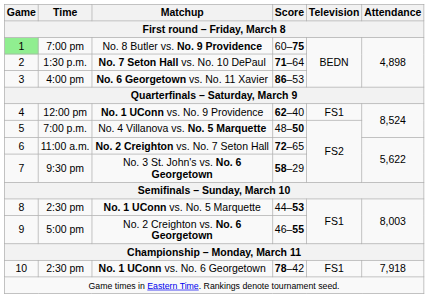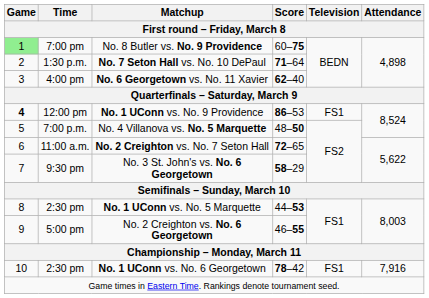(289, 79) 86–53 -> (289, 79) 62–40
(21, 112) normal -> (21, 112) bold
(289, 112) 62–40 -> (289, 112) 86–53
(393, 269) 7,918 -> (393, 269) 7,916
